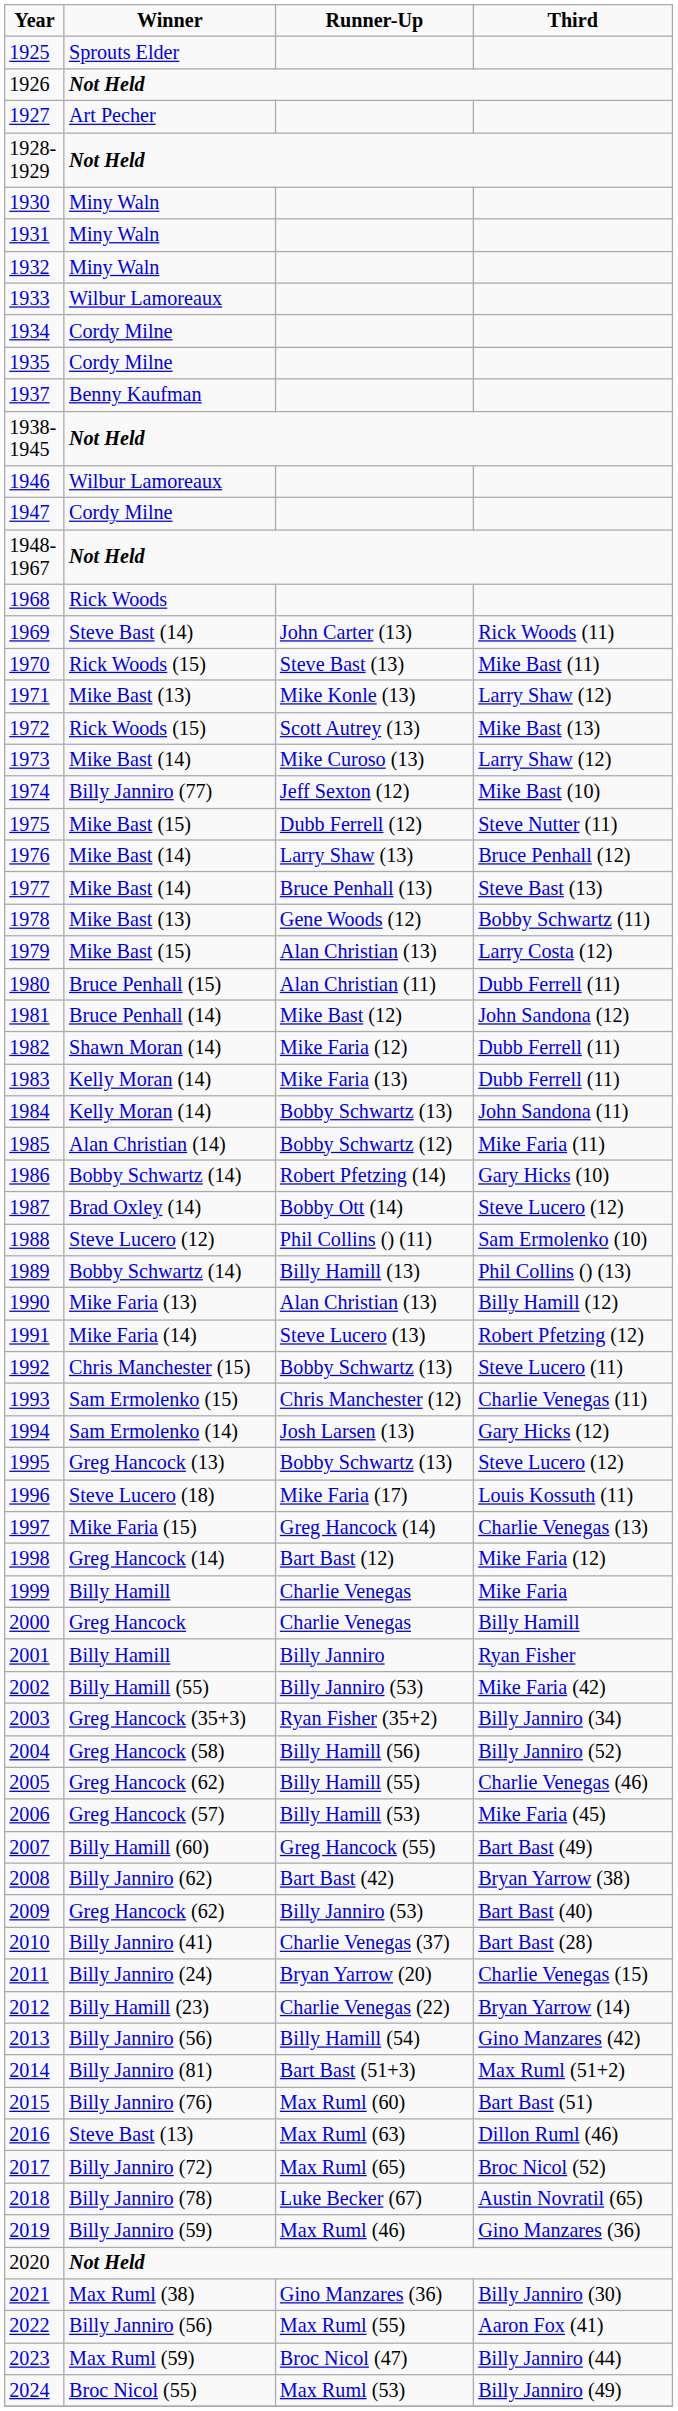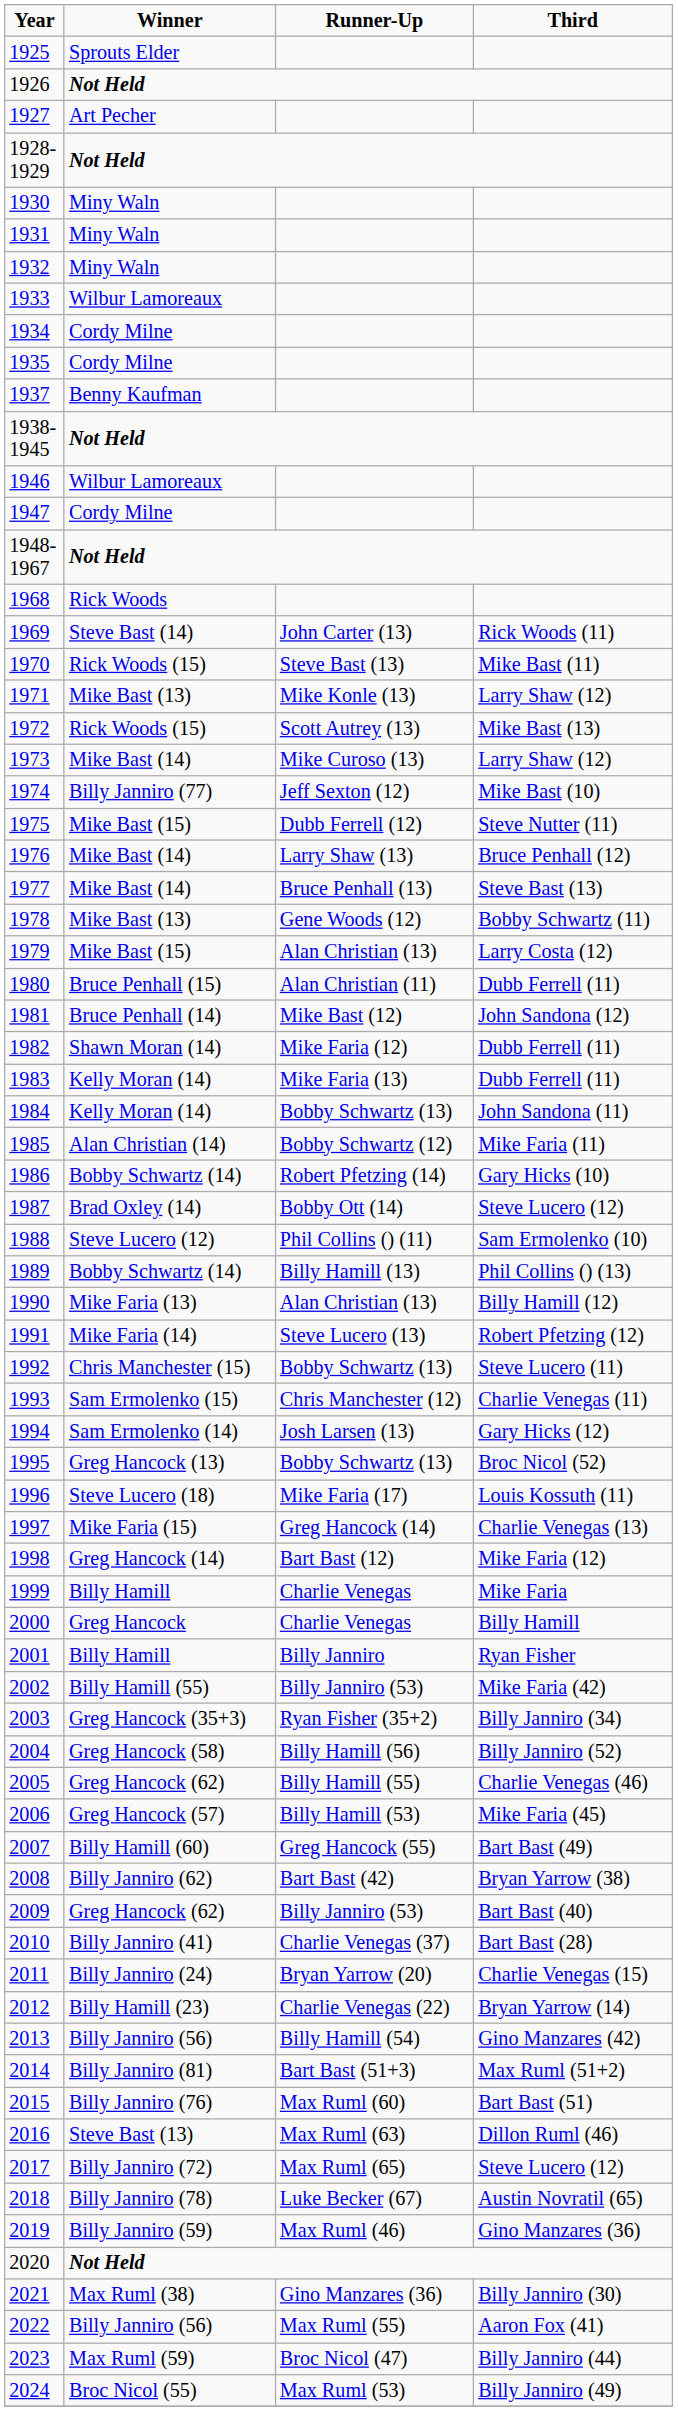(551, 1463) Steve Lucero (12) -> (542, 1463) Broc Nicol (52)
(542, 2166) Broc Nicol (52) -> (551, 2166) Steve Lucero (12)
